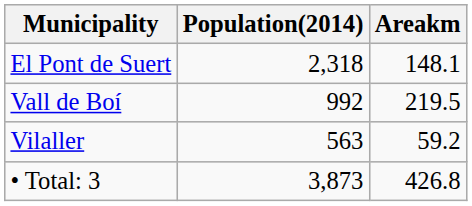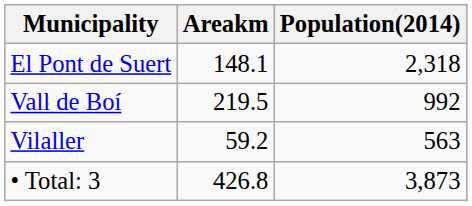columns swapped: (273, 24) <-> (418, 24)
